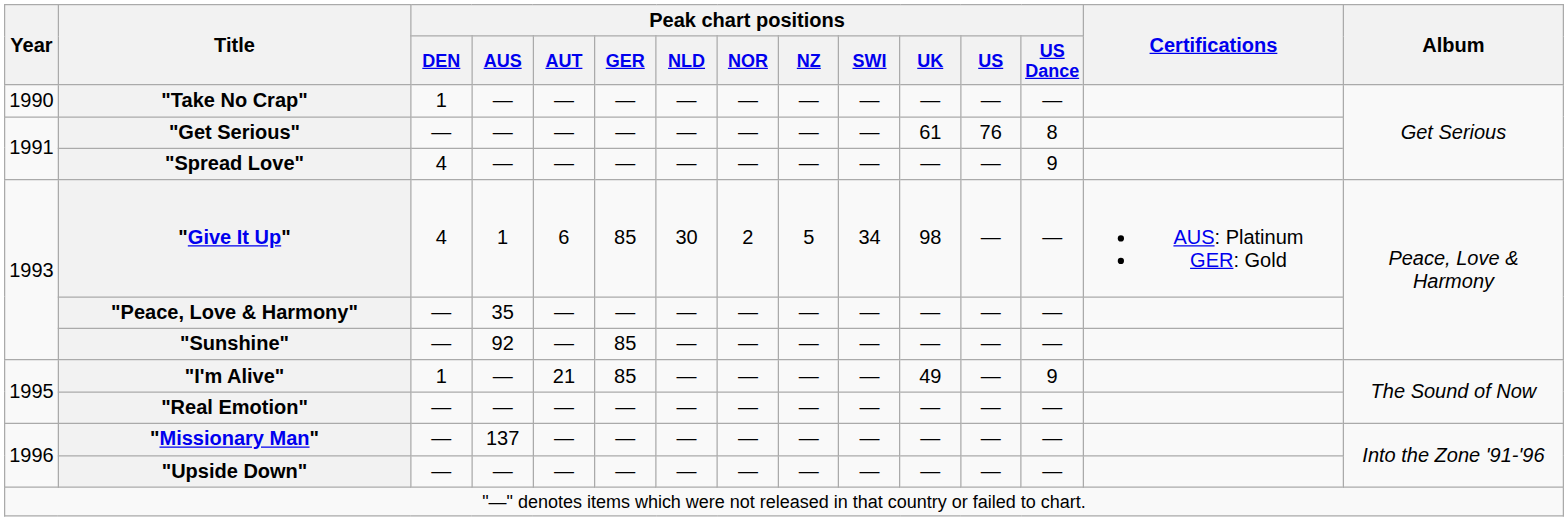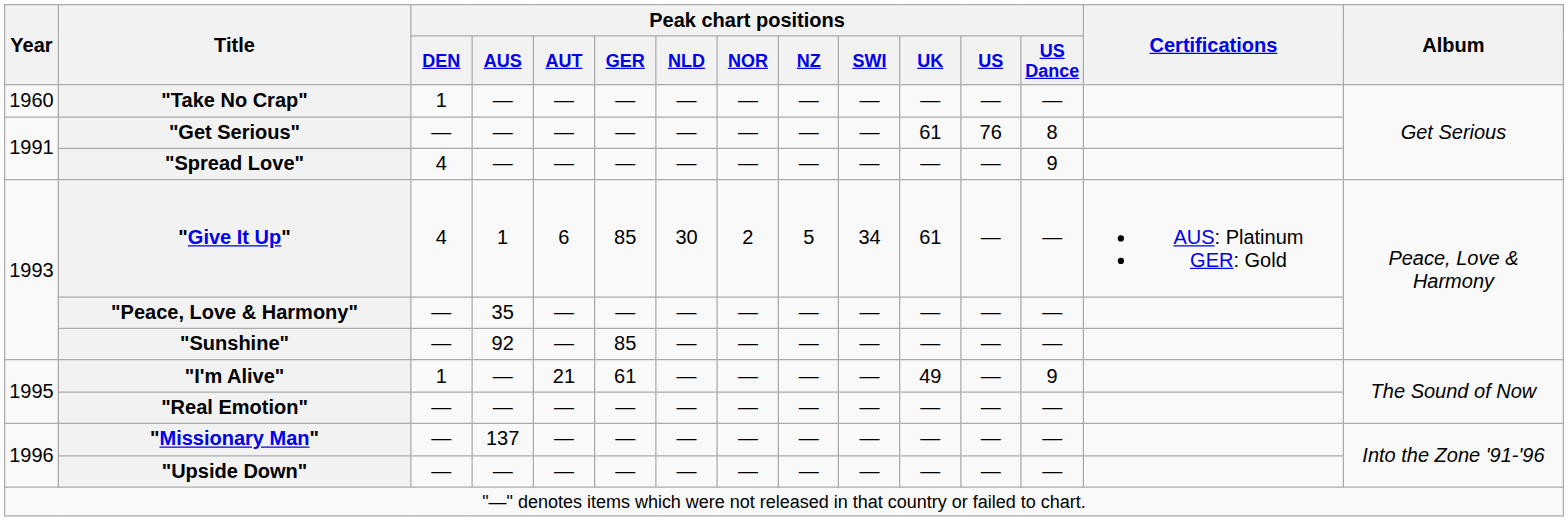(31, 100) 1990 -> (31, 100) 1960
(930, 238) 98 -> (930, 238) 61
(625, 375) 85 -> (625, 375) 61
